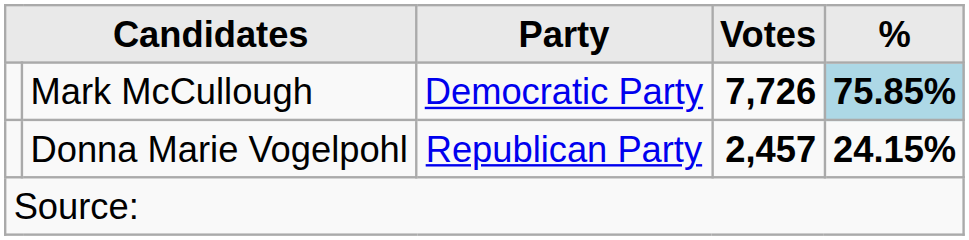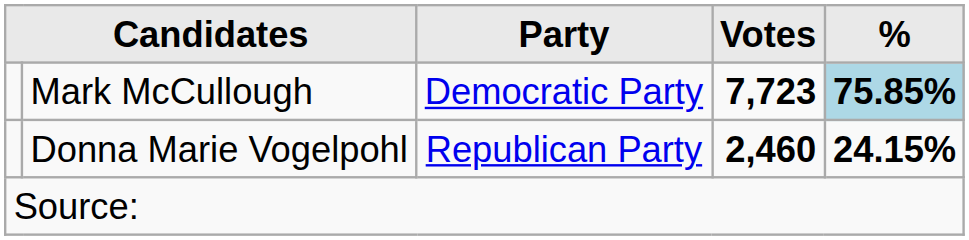(771, 92) 7,726 -> (771, 92) 7,723
(771, 149) 2,457 -> (771, 149) 2,460
